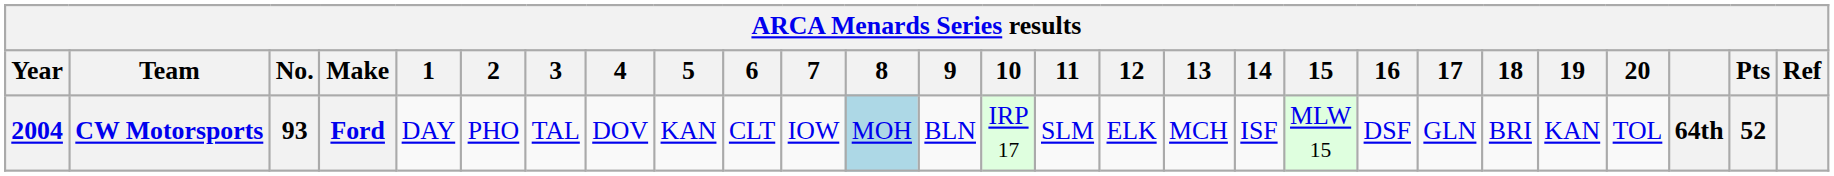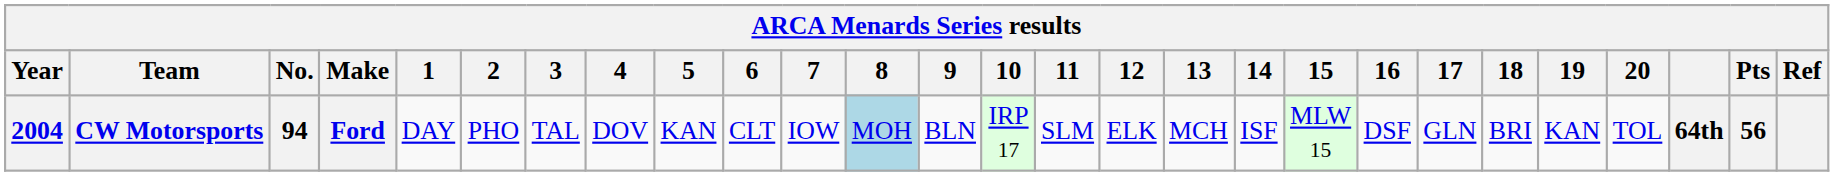(295, 132) 93 -> (295, 132) 94
(1753, 132) 52 -> (1753, 132) 56
